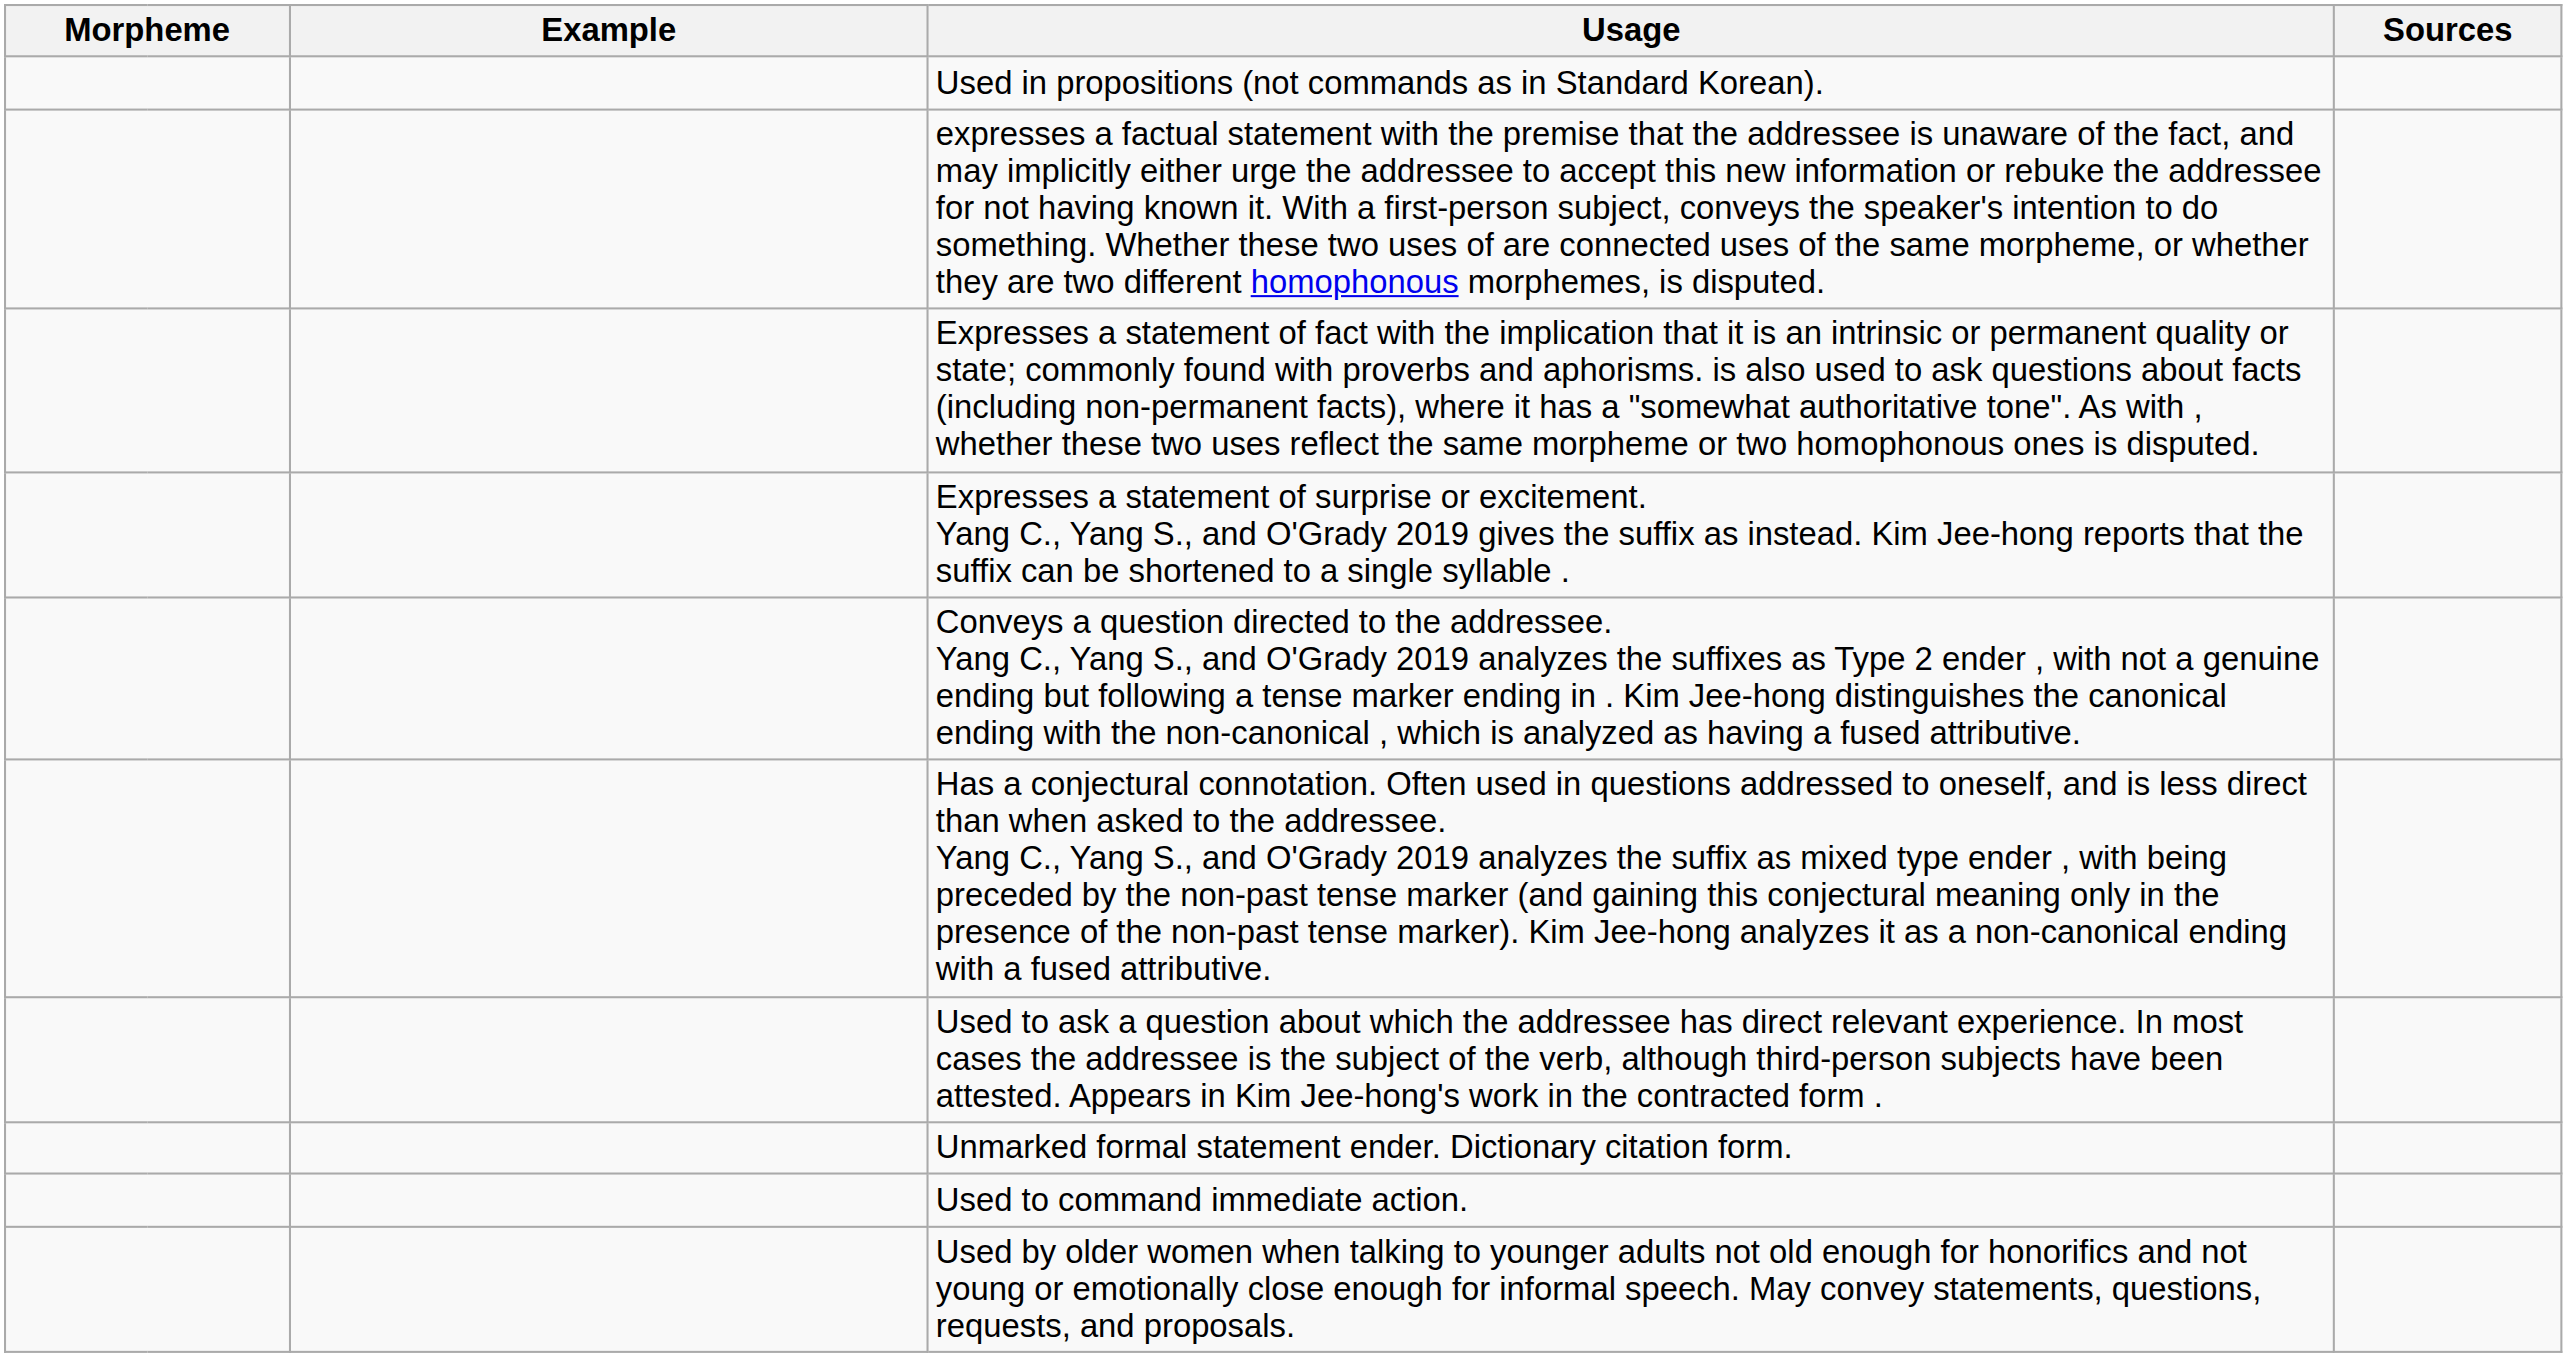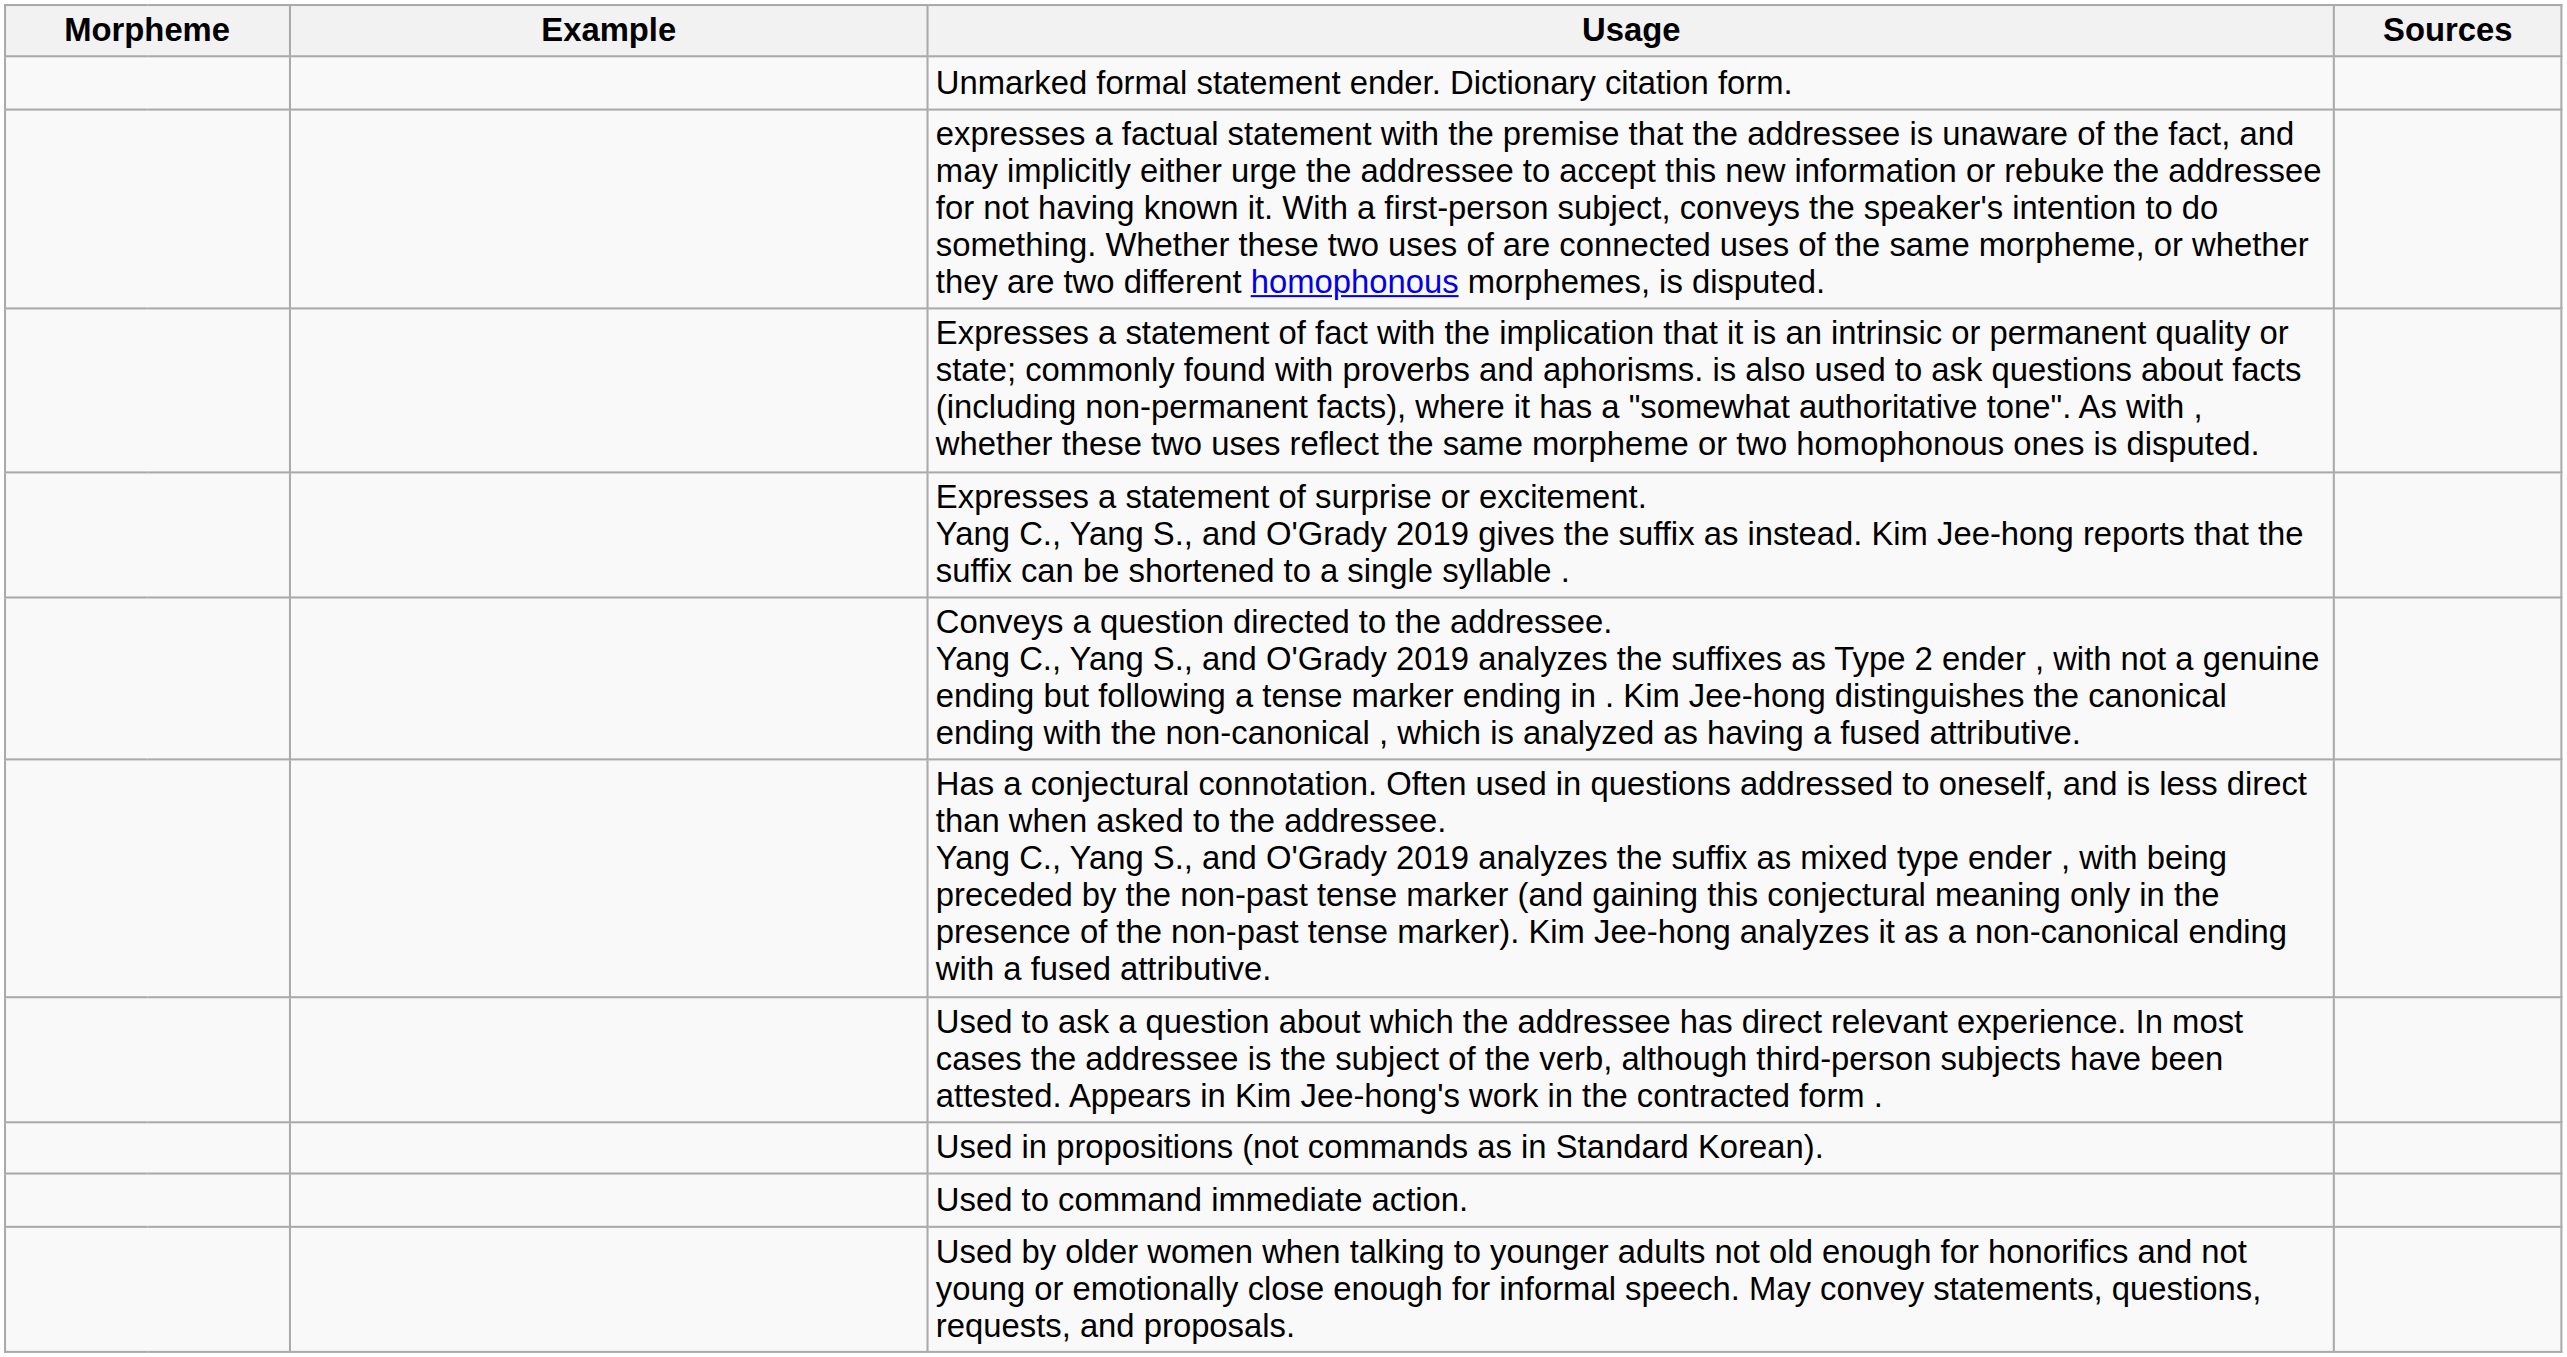rows swapped: (1364, 1147) <-> (1380, 82)
